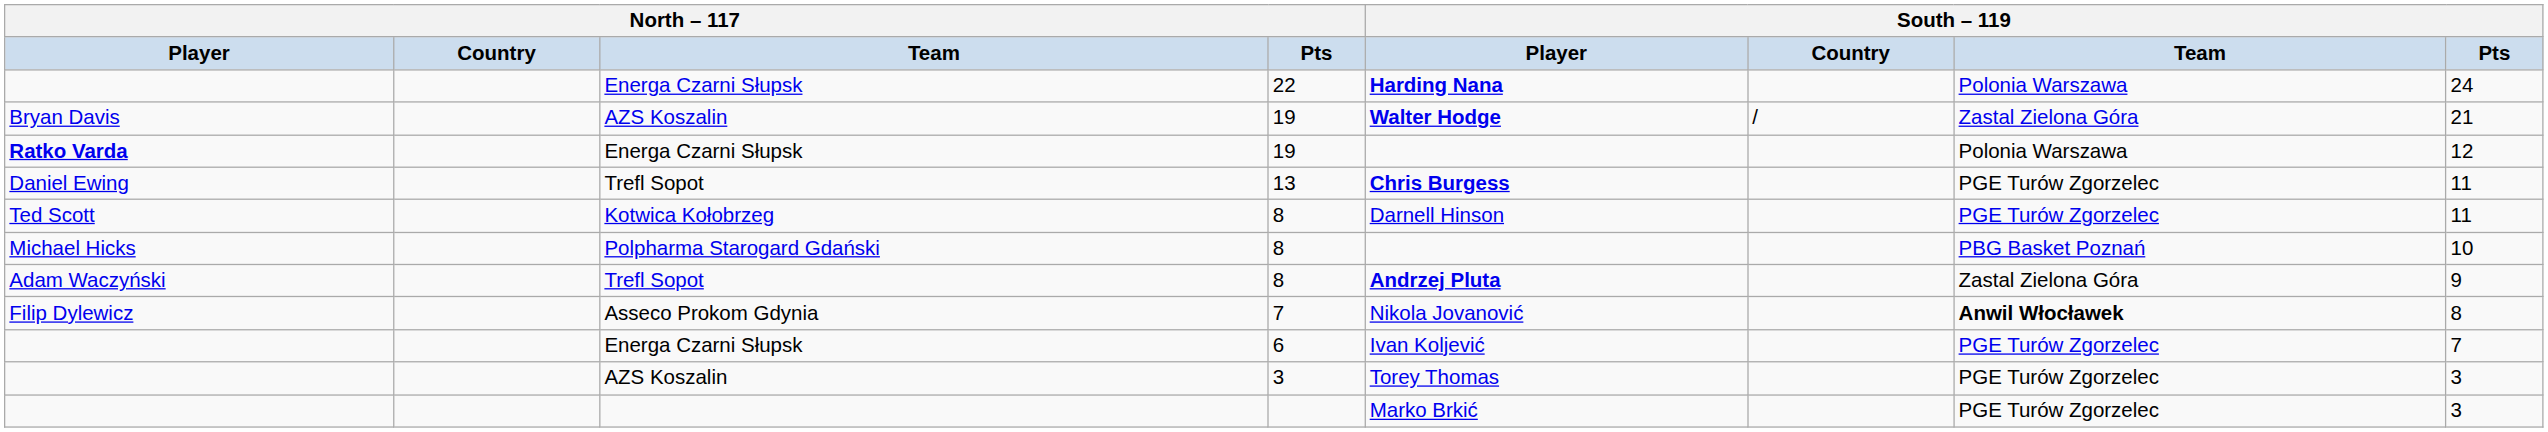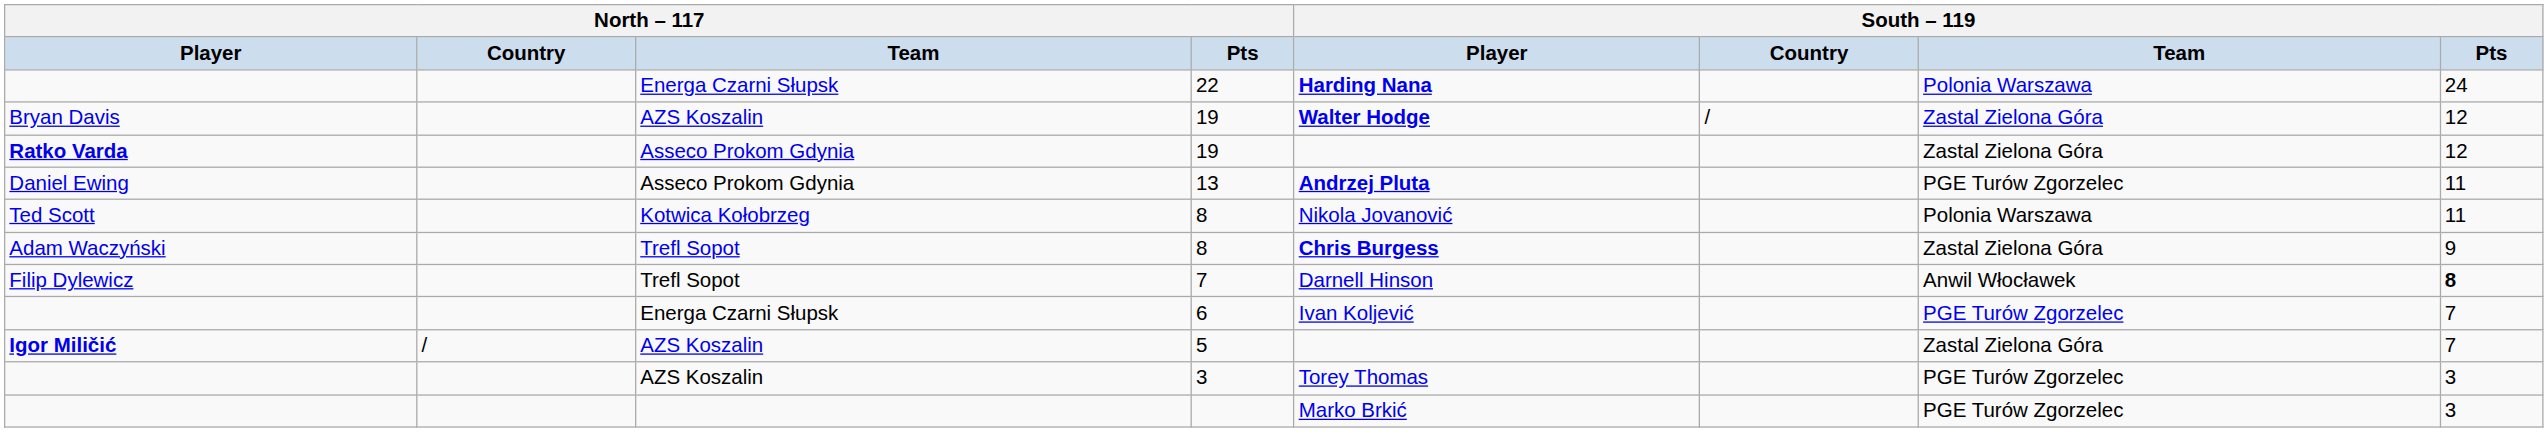(2462, 118) 21 -> (2456, 118) 12
(703, 150) Energa Czarni Słupsk -> (747, 150) Asseco Prokom Gdynia
(2043, 150) Polonia Warszawa -> (2013, 150) Zastal Zielona Góra
(654, 183) Trefl Sopot -> (747, 183) Asseco Prokom Gdynia
(1440, 183) Chris Burgess -> (1364, 183) Andrzej Pluta
(1437, 215) Darnell Hinson -> (1376, 215) Nikola Jovanović
(2059, 215) PGE Turów Zgorzelec -> (2008, 215) Polonia Warszawa
- row: (73, 248)
(1435, 280) Andrzej Pluta -> (1369, 248) Chris Burgess
(711, 313) Asseco Prokom Gdynia -> (690, 280) Trefl Sopot
(1447, 313) Nikola Jovanović -> (1366, 280) Darnell Hinson
(2041, 313) bold -> (1999, 280) normal
(2456, 313) normal -> (2450, 280) bold
+ row: (63, 345)
